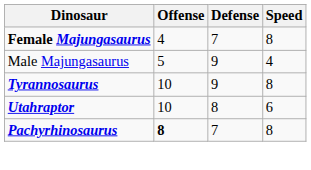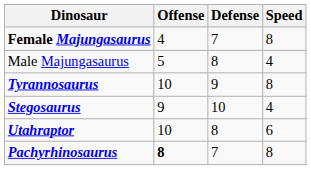(215, 61) 9 -> (215, 61) 8
+ row: (44, 107)
